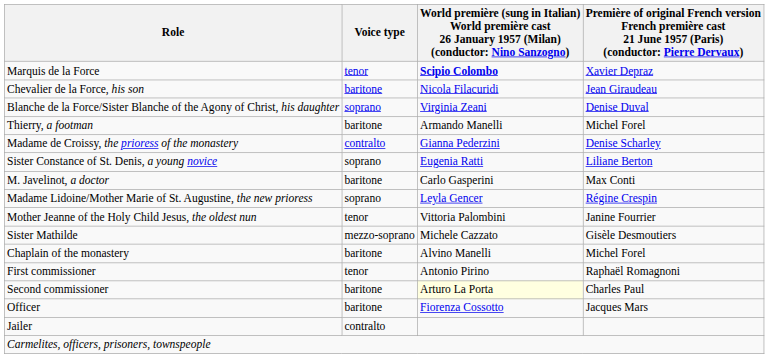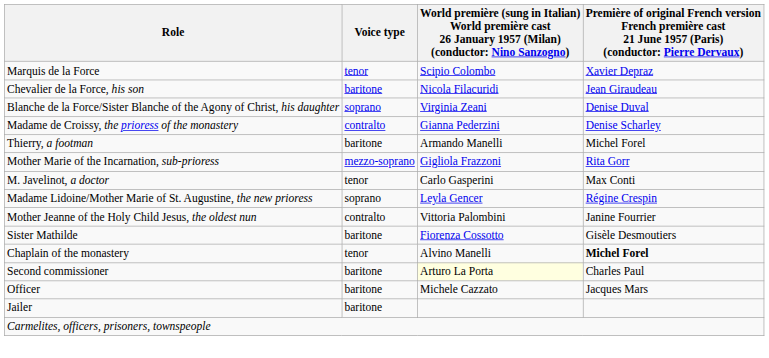(459, 70) bold -> (458, 70) normal
rows swapped: (50, 125) <-> (123, 143)
- row: (112, 162)
+ row: (113, 162)
(363, 180) baritone -> (356, 180) tenor
(356, 216) tenor -> (365, 216) contralto
(380, 235) mezzo-soprano -> (363, 235) baritone
(459, 235) Michele Cazzato -> (462, 235) Fiorenza Cossotto
(363, 253) baritone -> (356, 253) tenor
(616, 253) normal -> (617, 253) bold
- row: (51, 271)
(462, 308) Fiorenza Cossotto -> (459, 290) Michele Cazzato
(365, 326) contralto -> (363, 308) baritone
